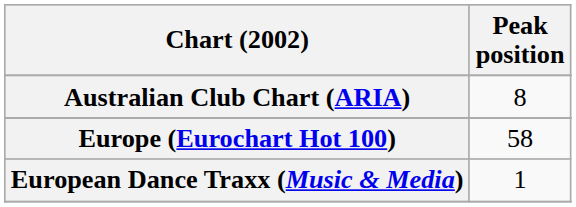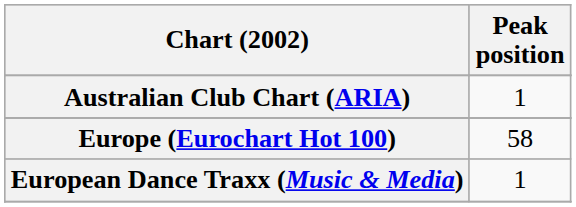(520, 96) 8 -> (520, 96) 1
